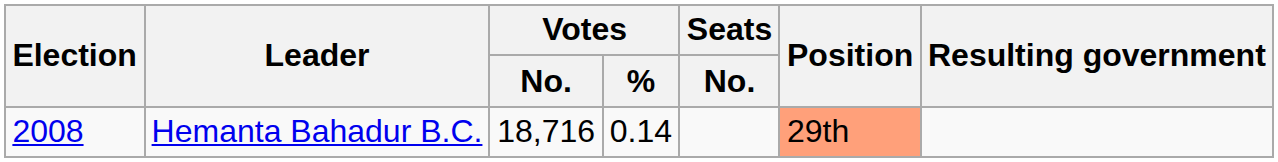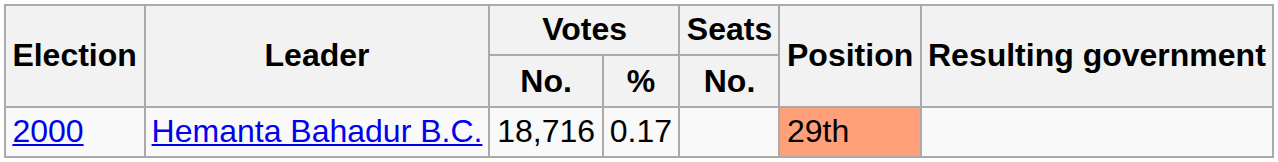(48, 131) 2008 -> (48, 131) 2000
(641, 131) 0.14 -> (641, 131) 0.17
